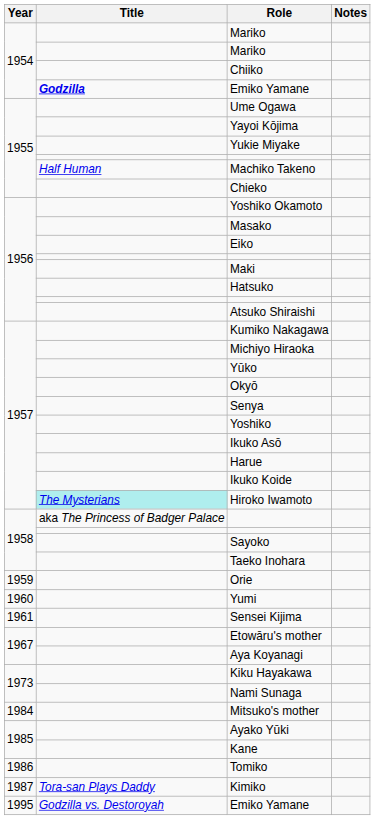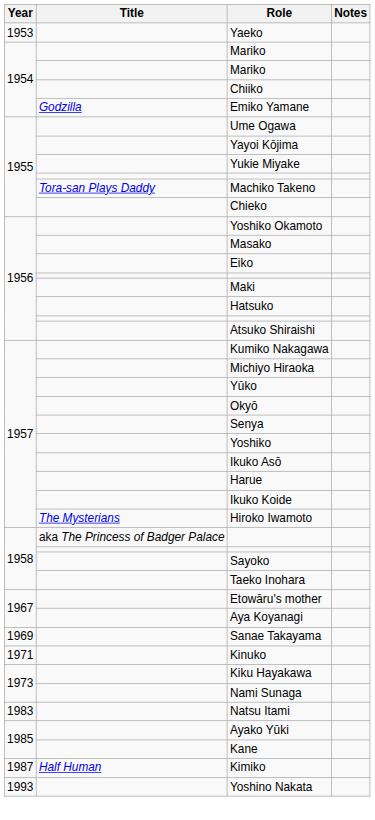+ row: (20, 32)
(62, 88) bold -> (60, 107) normal
(70, 169) Half Human -> (97, 188) Tora-san Plays Daddy
(79, 499) paleturquoise background -> (79, 518) no background
- row: (20, 580)
- row: (20, 599)
- row: (20, 617)
+ row: (20, 636)
+ row: (20, 655)
+ row: (20, 711)
- row: (20, 711)
- row: (20, 768)
(97, 786) Tora-san Plays Daddy -> (70, 768) Half Human
+ row: (20, 786)
- row: (20, 805)
